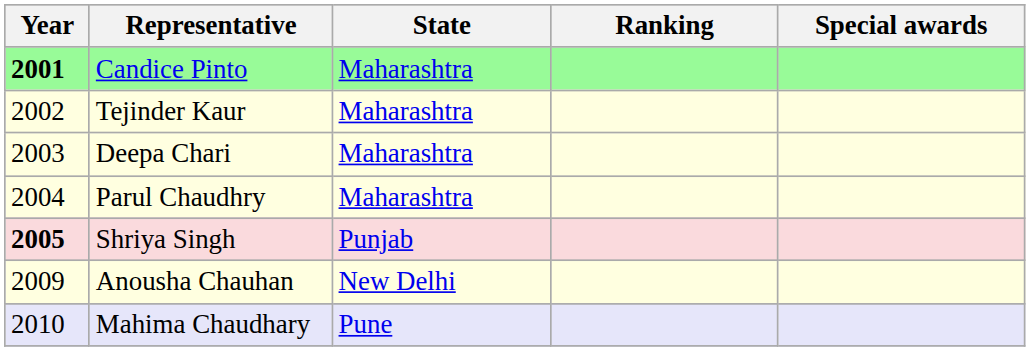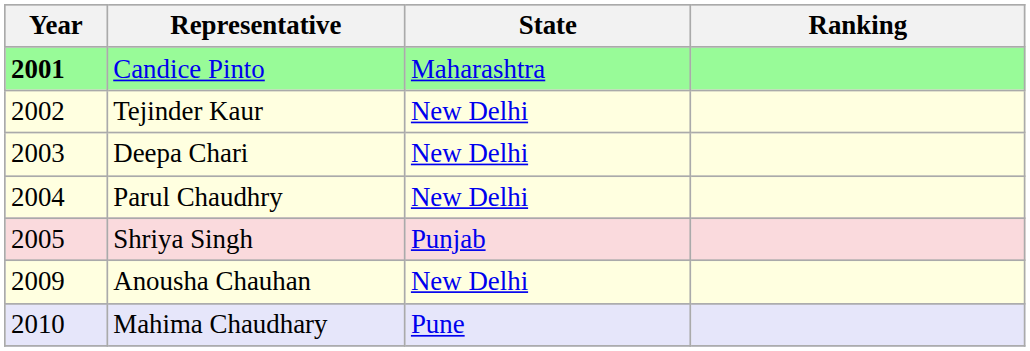- column: (901, 25)
(406, 111) Maharashtra -> (470, 111) New Delhi
(406, 153) Maharashtra -> (470, 153) New Delhi
(406, 196) Maharashtra -> (470, 196) New Delhi
(38, 238) bold -> (38, 238) normal
